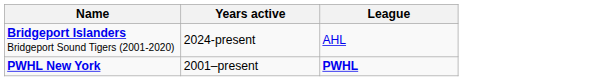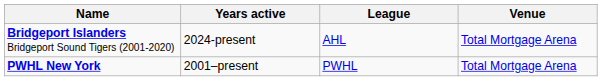+ column: (527, 14)
(340, 66) bold -> (340, 66) normal
